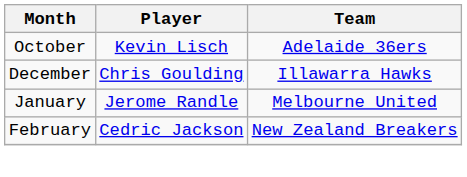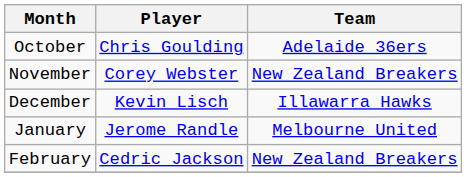(171, 47) Kevin Lisch -> (171, 47) Chris Goulding
+ row: (50, 75)
(171, 75) Chris Goulding -> (171, 103) Kevin Lisch
